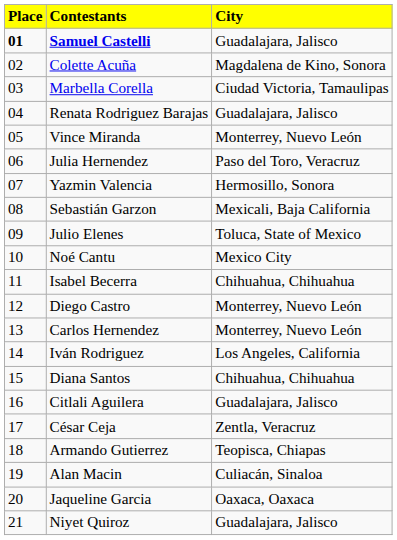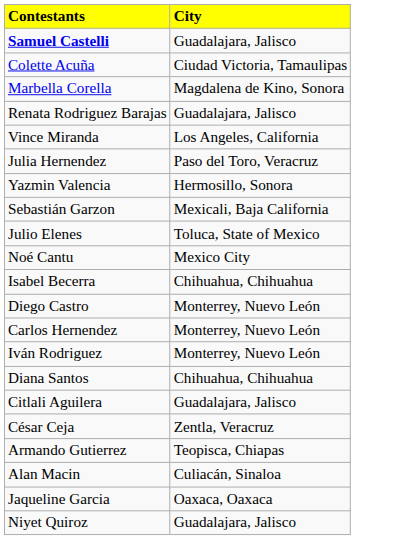- column: (25, 16)
(301, 64) Magdalena de Kino, Sonora -> (260, 64) Ciudad Victoria, Tamaulipas
(302, 88) Ciudad Victoria, Tamaulipas -> (259, 88) Magdalena de Kino, Sonora
(288, 137) Monterrey, Nuevo León -> (246, 137) Los Angeles, California
(288, 354) Los Angeles, California -> (247, 354) Monterrey, Nuevo León
